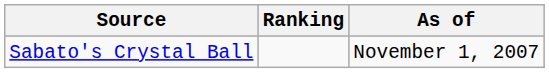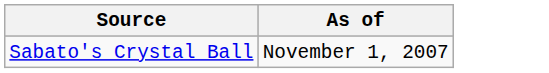- column: (303, 21)
